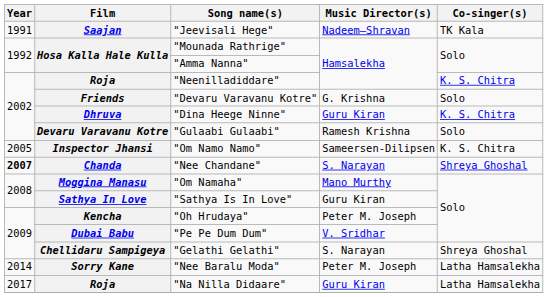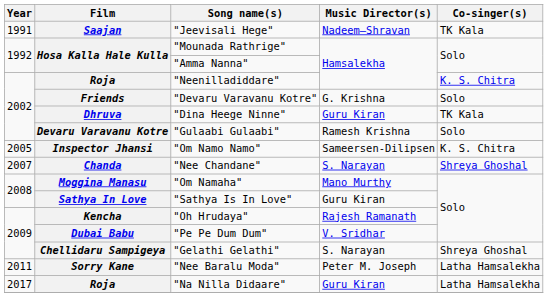(478, 115) K. S. Chitra -> (462, 115) TK Kala
(19, 165) bold -> (19, 165) normal
(369, 216) Peter M. Joseph -> (369, 216) Rajesh Ramanath
(19, 267) 2014 -> (19, 267) 2011
